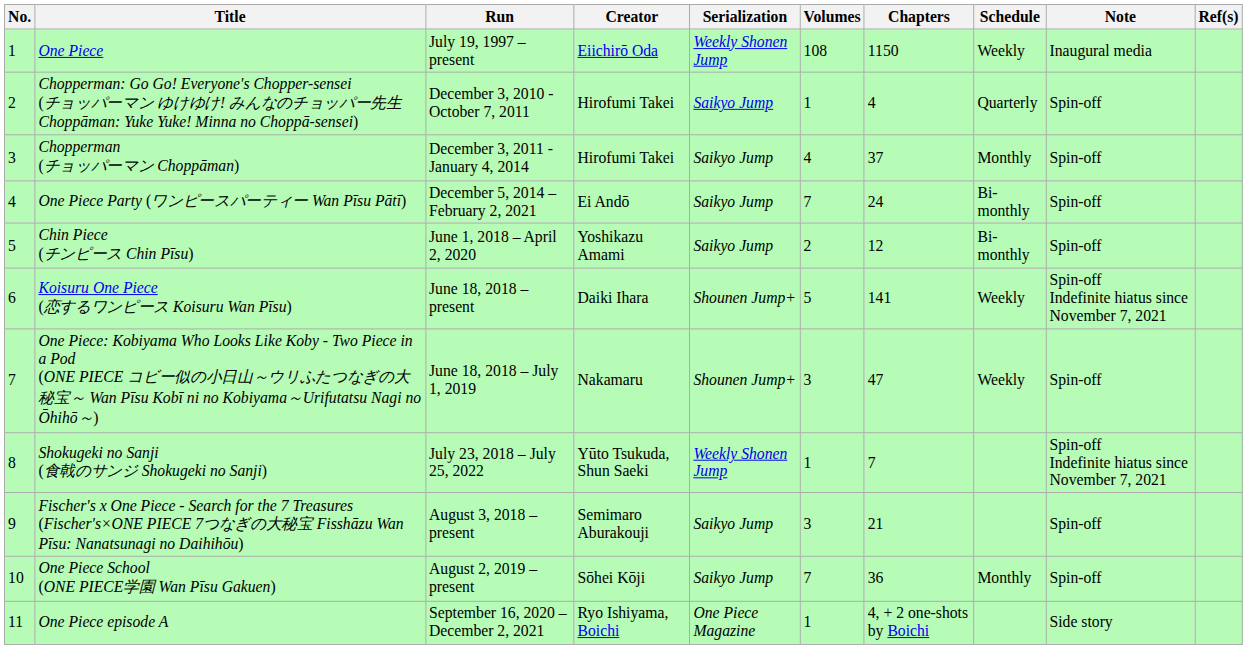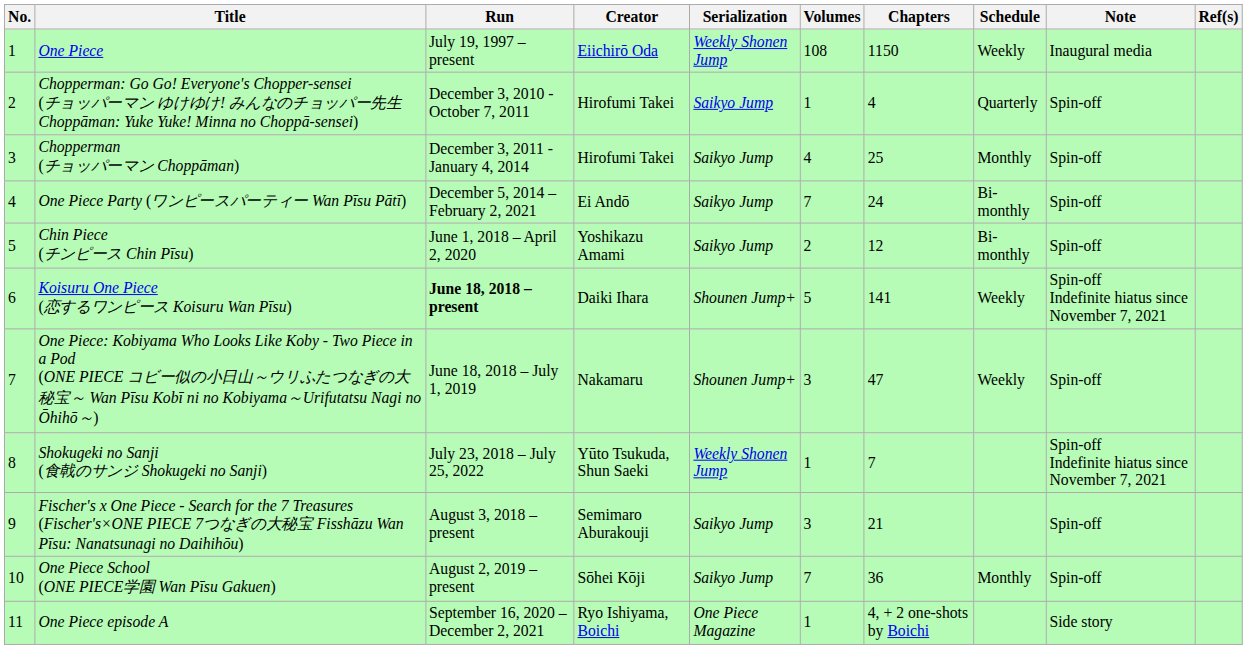(876, 157) 37 -> (876, 157) 25
(479, 298) normal -> (480, 298) bold
